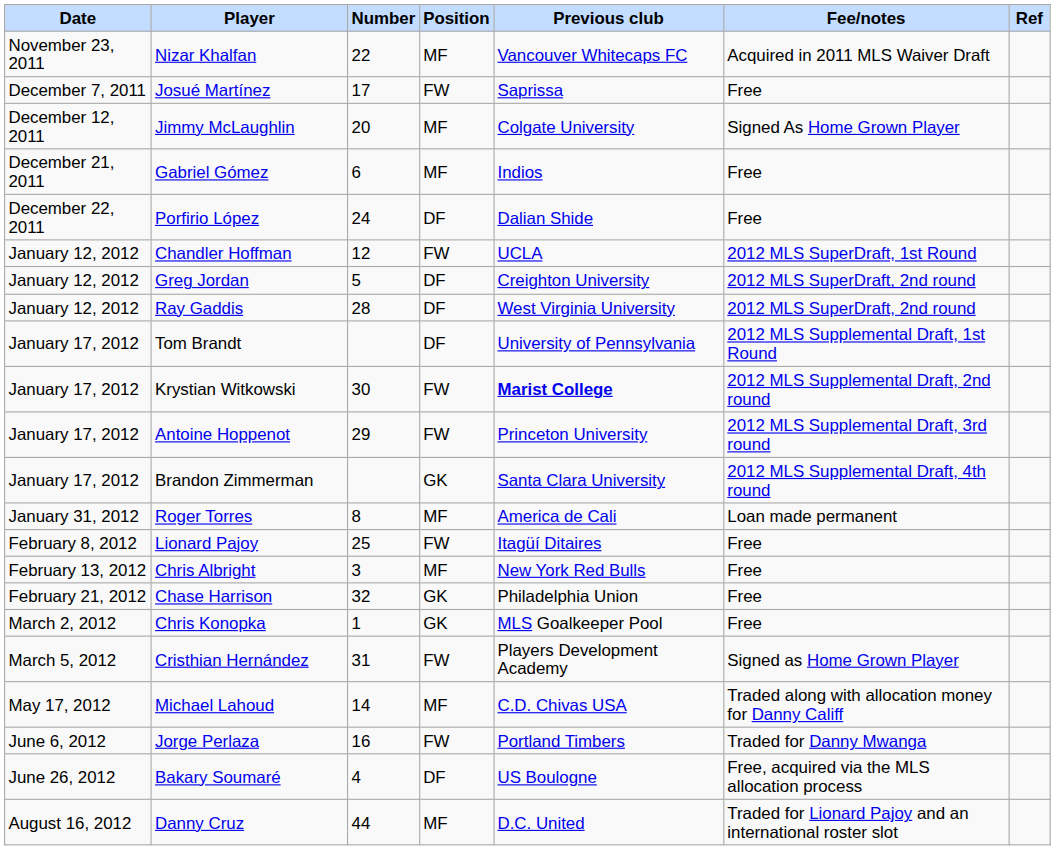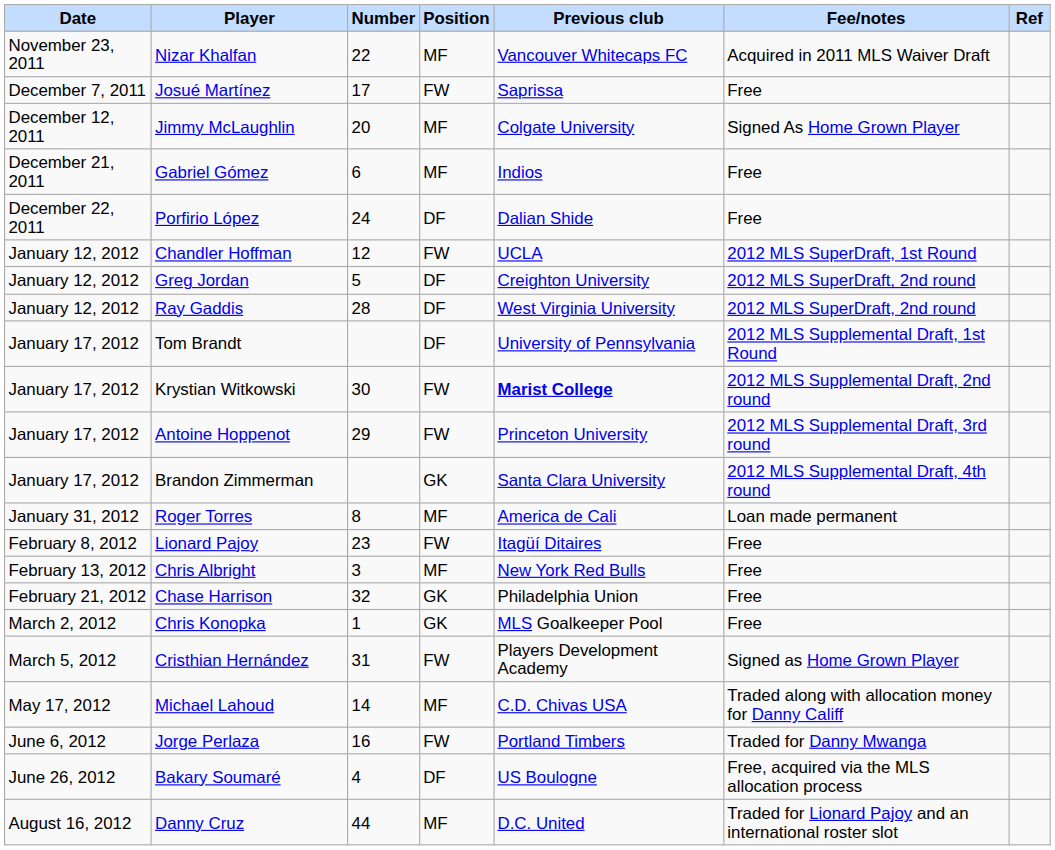(361, 543) 25 -> (361, 543) 23
